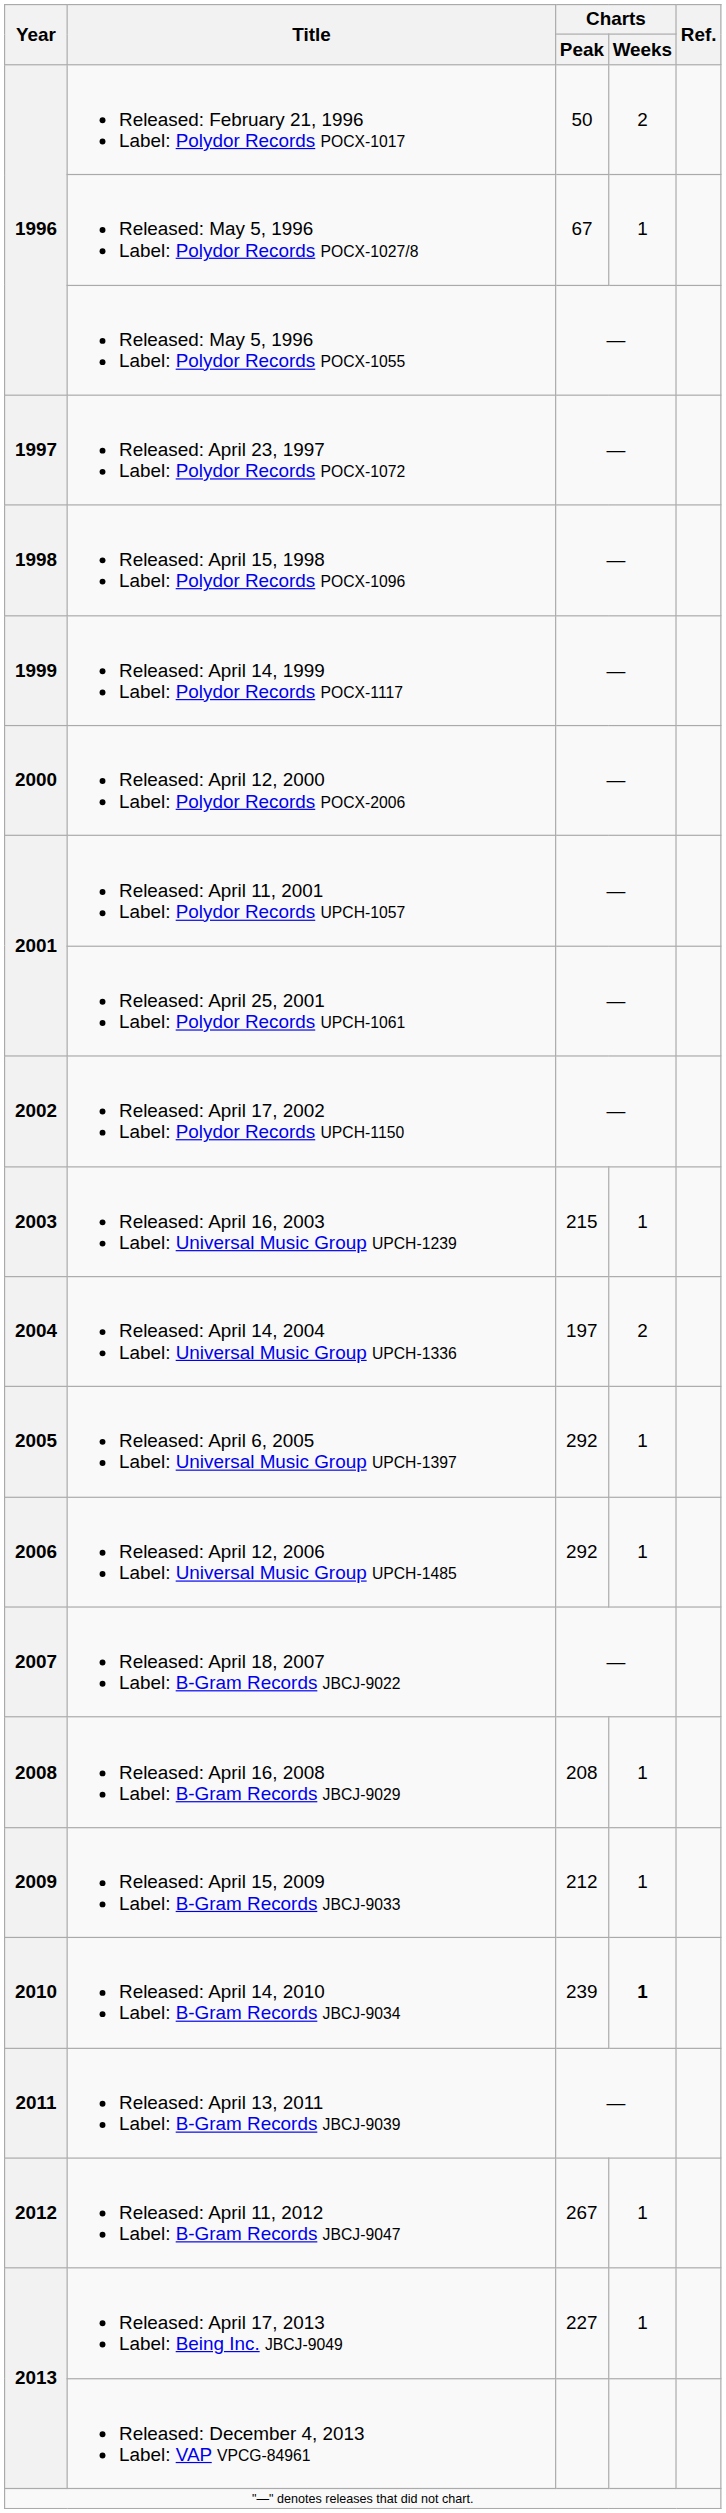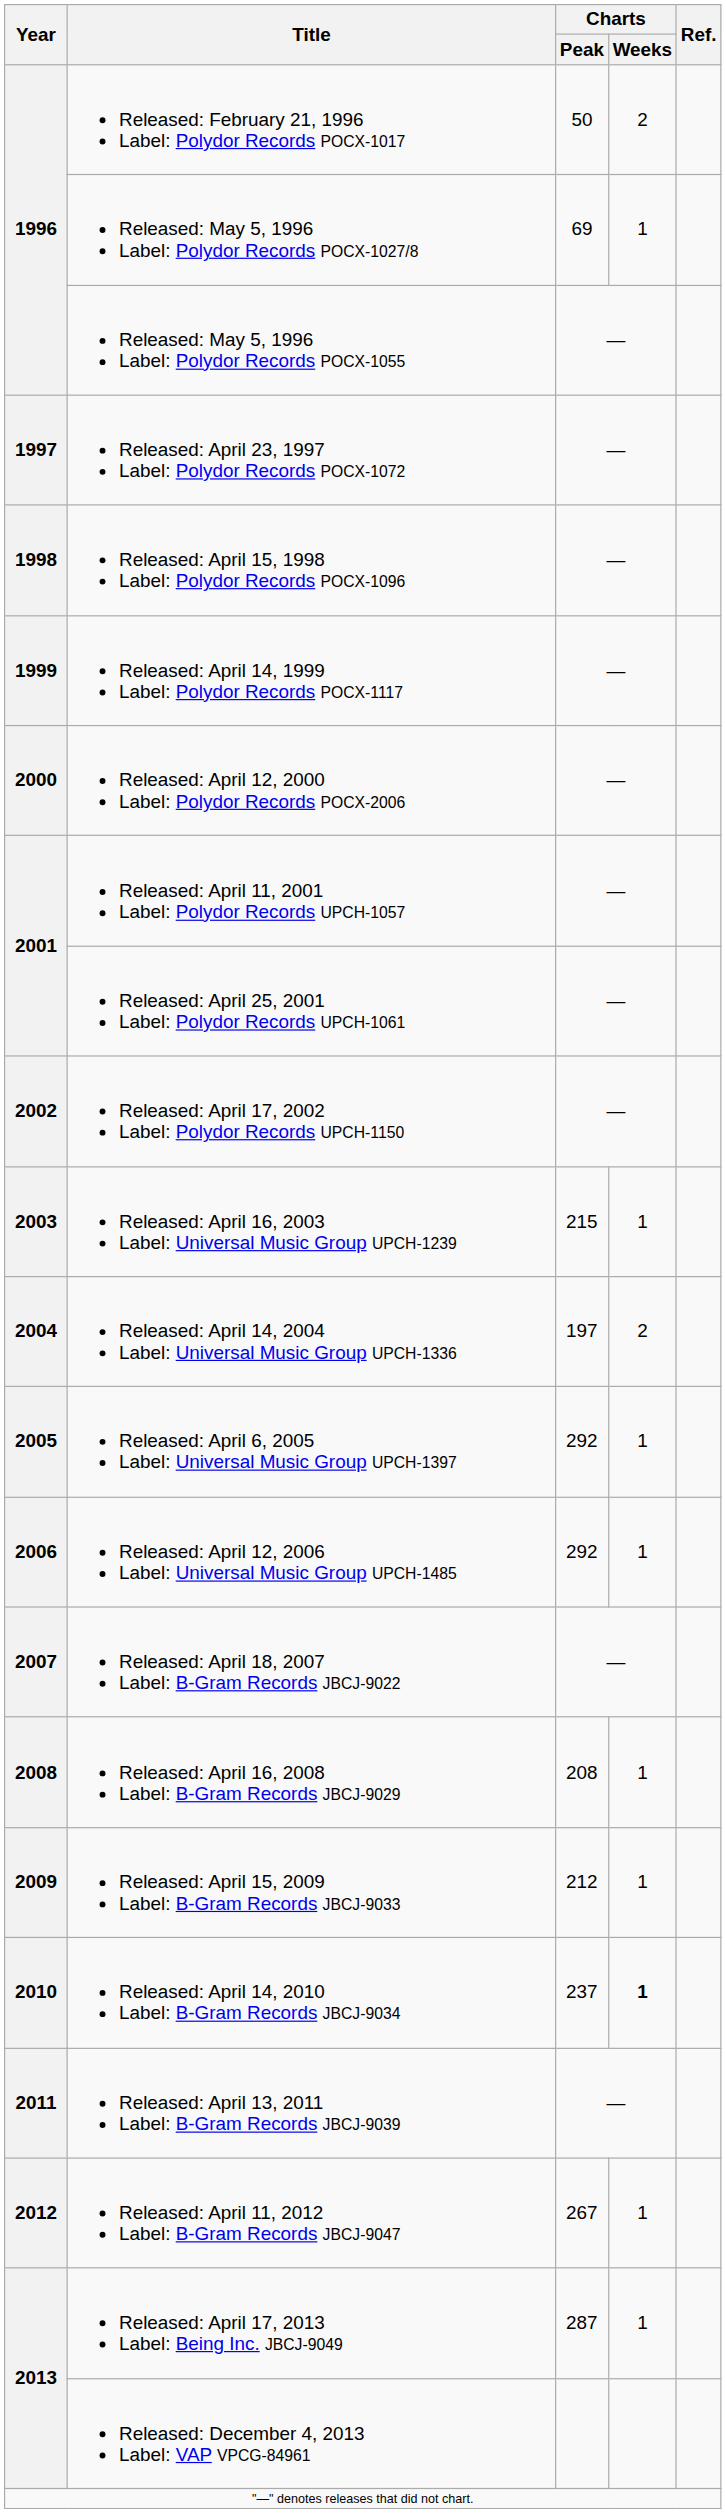(582, 229) 67 -> (582, 229) 69
(582, 1992) 239 -> (582, 1992) 237
(582, 2323) 227 -> (582, 2323) 287
